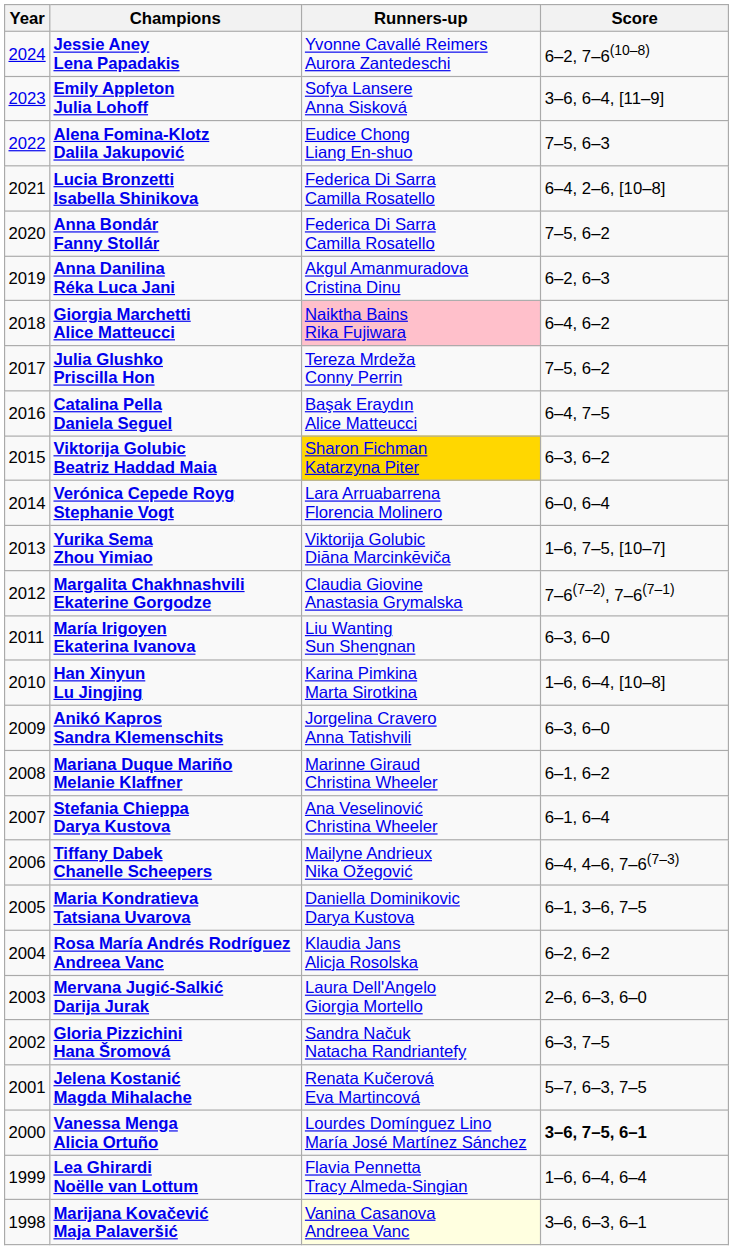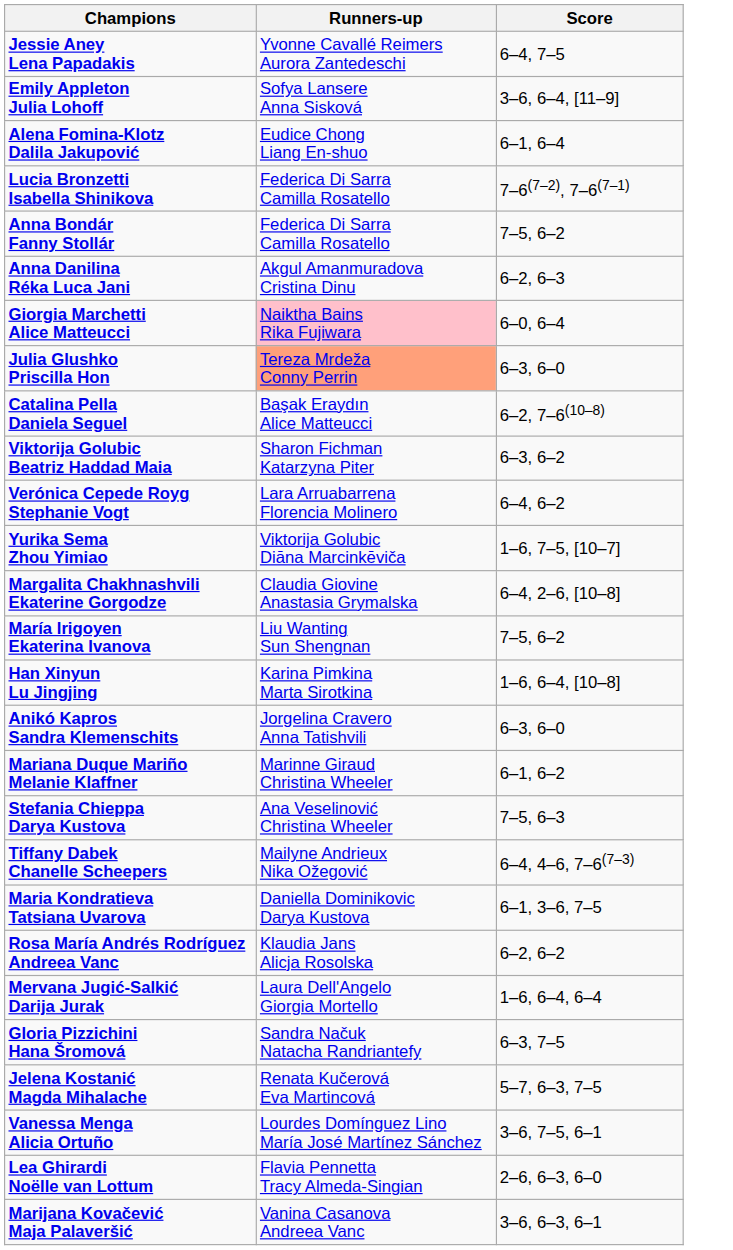- column: (27, 18)
(597, 54) 6–2, 7–6(10–8) -> (532, 54) 6–4, 7–5
(577, 144) 7–5, 6–3 -> (532, 144) 6–1, 6–4
(605, 189) 6–4, 2–6, [10–8] -> (565, 189) 7–6(7–2), 7–6(7–1)
(577, 324) 6–4, 6–2 -> (532, 324) 6–0, 6–4
(360, 368) no background -> (315, 368) lightsalmon background
(577, 368) 7–5, 6–2 -> (532, 368) 6–3, 6–0
(577, 413) 6–4, 7–5 -> (552, 413) 6–2, 7–6(10–8)
(366, 458) gold background -> (321, 458) no background
(577, 503) 6–0, 6–4 -> (532, 503) 6–4, 6–2
(610, 593) 7–6(7–2), 7–6(7–1) -> (560, 593) 6–4, 2–6, [10–8]
(577, 638) 6–3, 6–0 -> (532, 638) 7–5, 6–2
(577, 818) 6–1, 6–4 -> (532, 818) 7–5, 6–3
(596, 998) 2–6, 6–3, 6–0 -> (551, 998) 1–6, 6–4, 6–4
(596, 1133) bold -> (551, 1133) normal
(596, 1178) 1–6, 6–4, 6–4 -> (551, 1178) 2–6, 6–3, 6–0
(370, 1223) lightyellow background -> (325, 1223) no background
